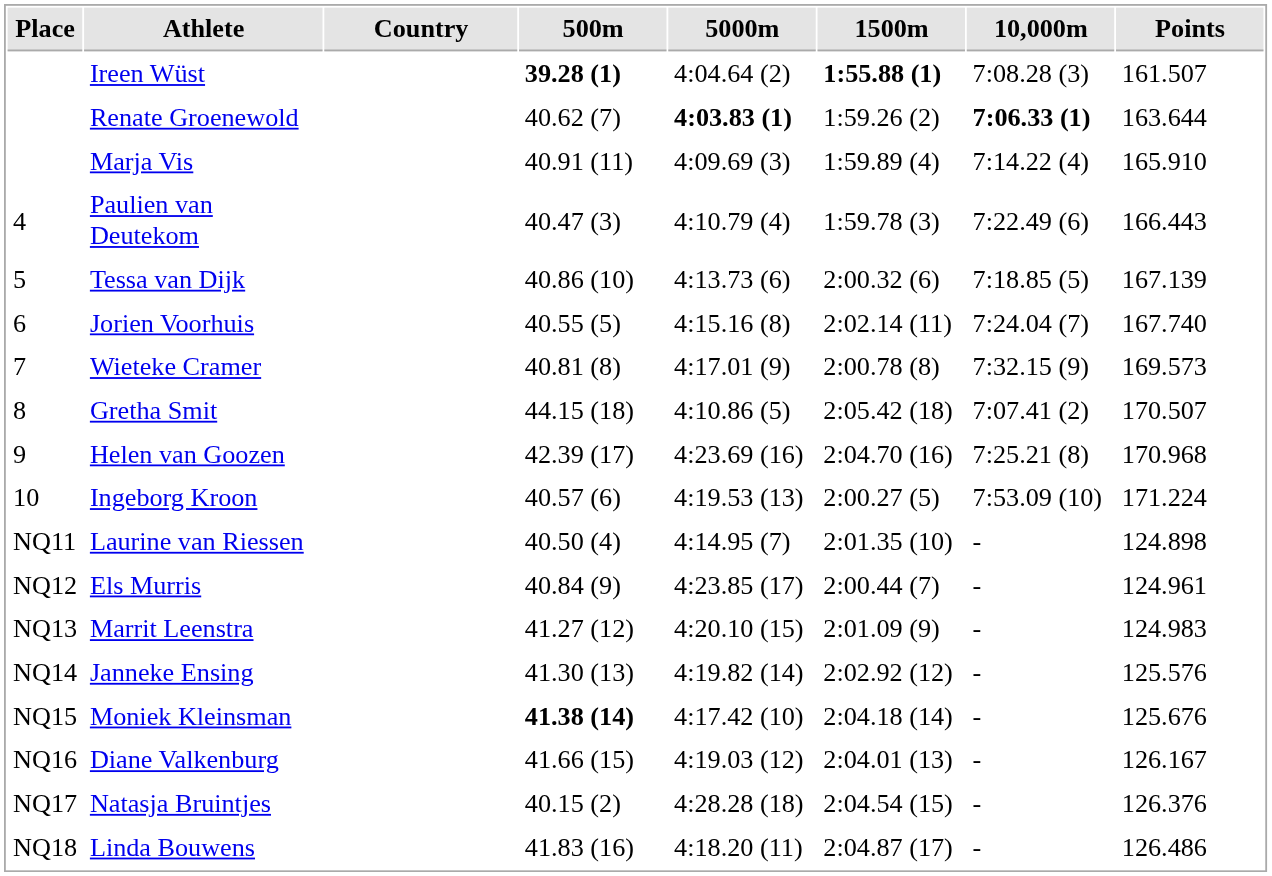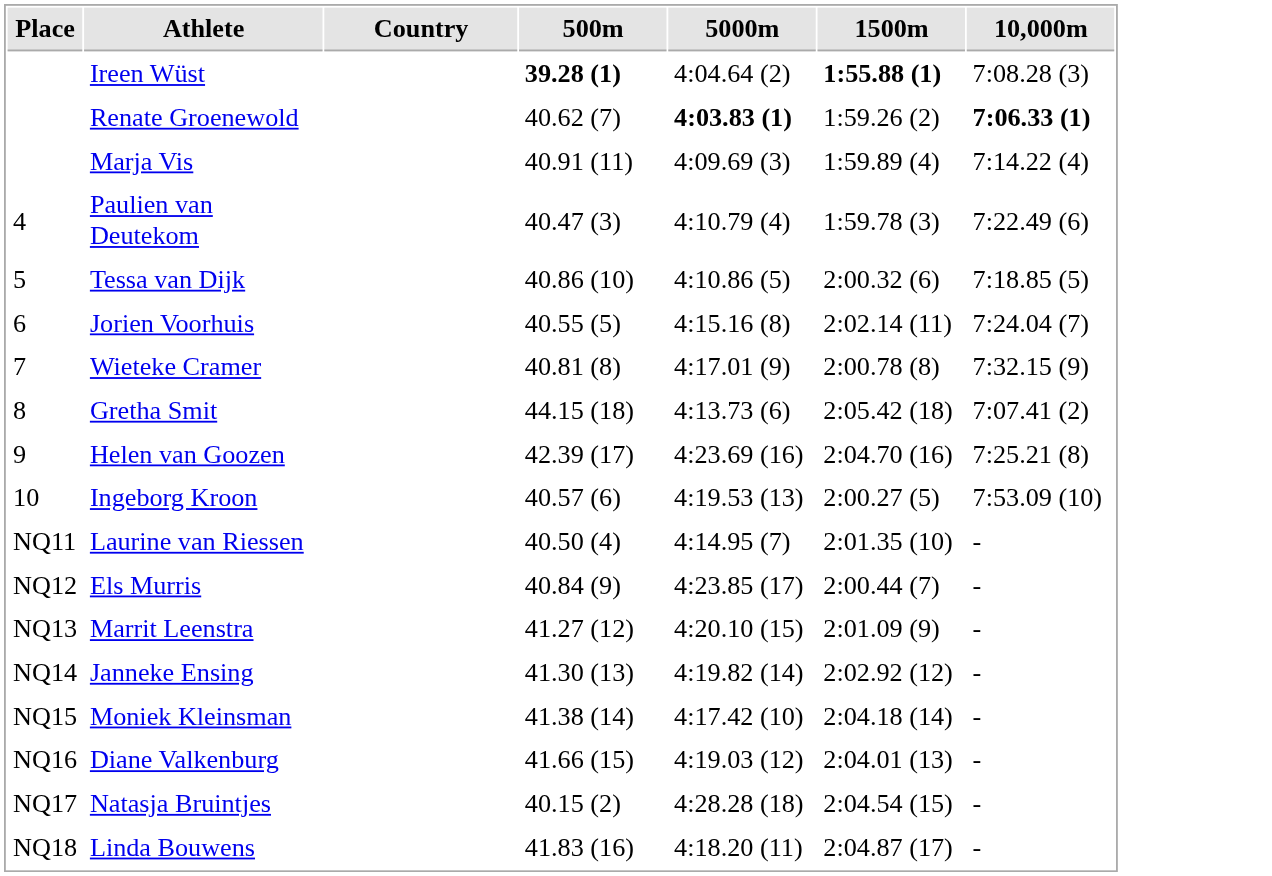- column: (1190, 28)
(732, 279) 4:13.73 (6) -> (732, 279) 4:10.86 (5)
(732, 410) 4:10.86 (5) -> (732, 410) 4:13.73 (6)
(579, 716) bold -> (579, 716) normal
